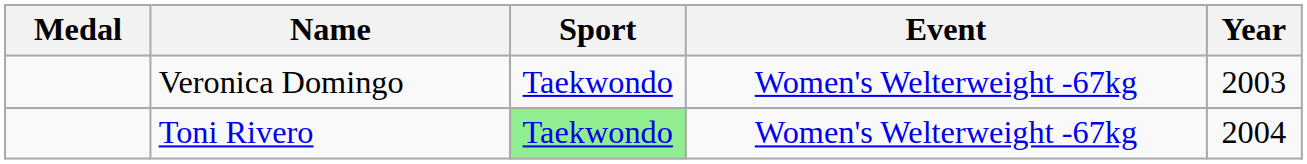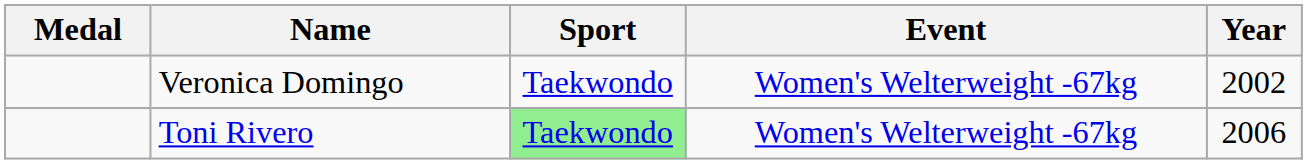(1254, 81) 2003 -> (1254, 81) 2002
(1254, 132) 2004 -> (1254, 132) 2006
